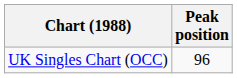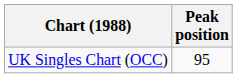(202, 60) 96 -> (202, 60) 95
